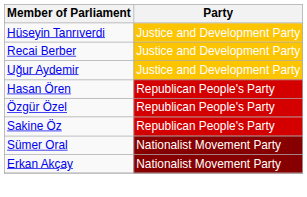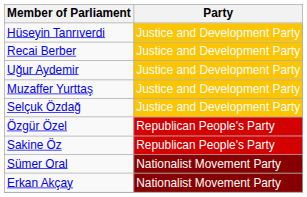+ row: (50, 88)
+ row: (44, 107)
- row: (39, 88)
